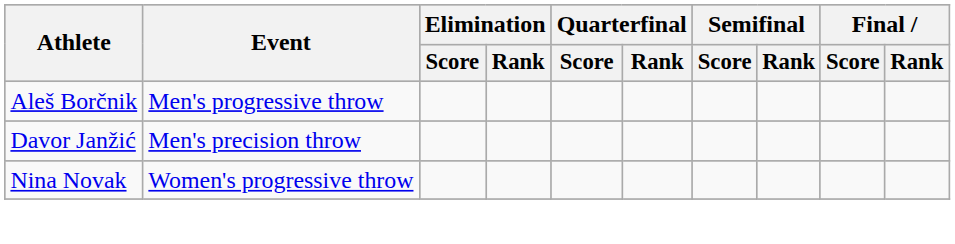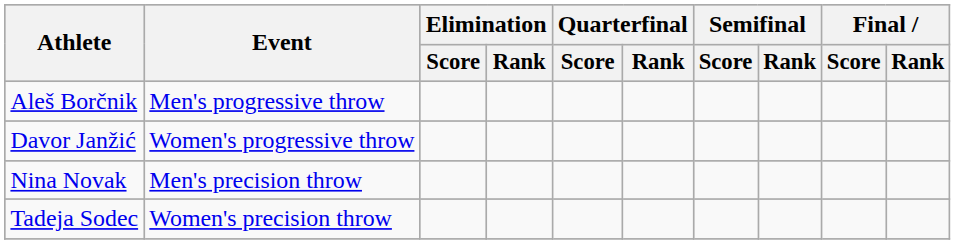(255, 140) Men's precision throw -> (282, 140) Women's progressive throw
(281, 180) Women's progressive throw -> (256, 180) Men's precision throw
+ row: (74, 219)
